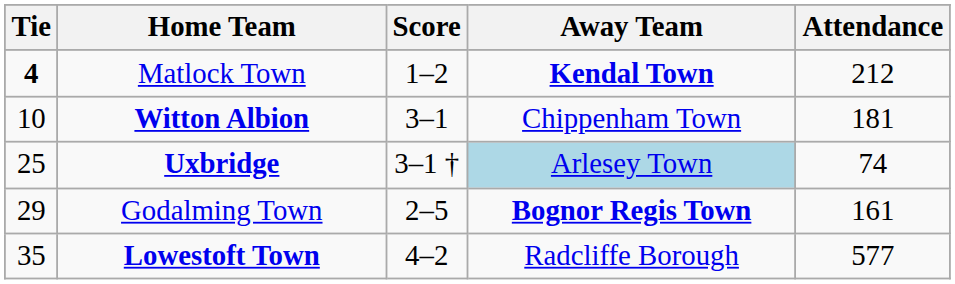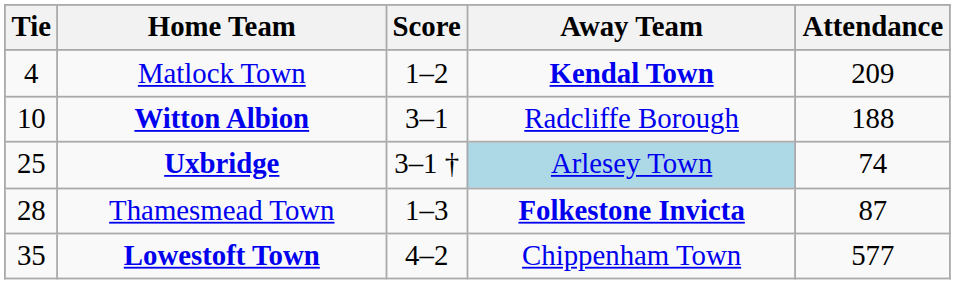(31, 73) bold -> (31, 73) normal
(873, 73) 212 -> (873, 73) 209
(632, 118) Chippenham Town -> (632, 118) Radcliffe Borough
(873, 118) 181 -> (873, 118) 188
+ row: (222, 210)
- row: (222, 210)
(632, 255) Radcliffe Borough -> (632, 255) Chippenham Town
